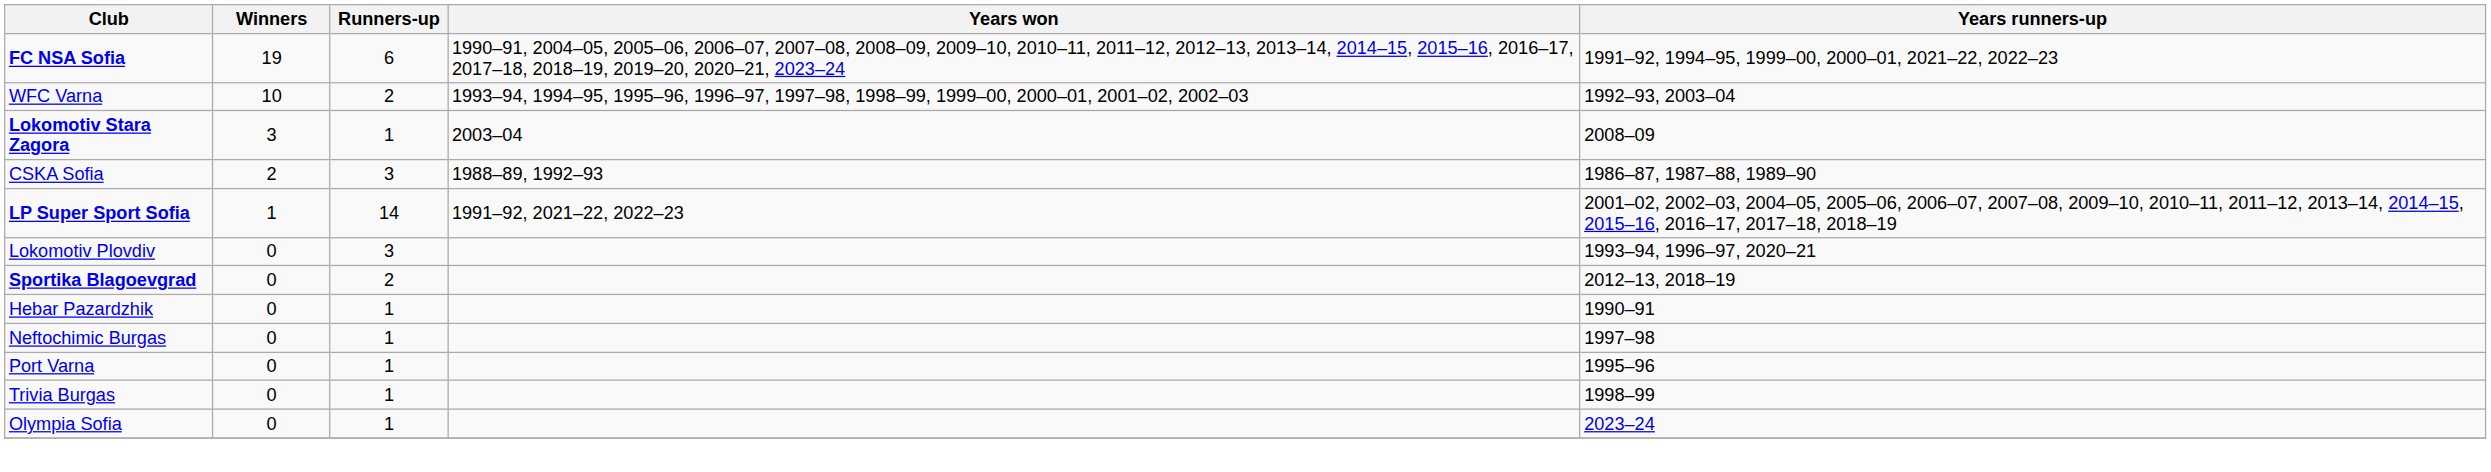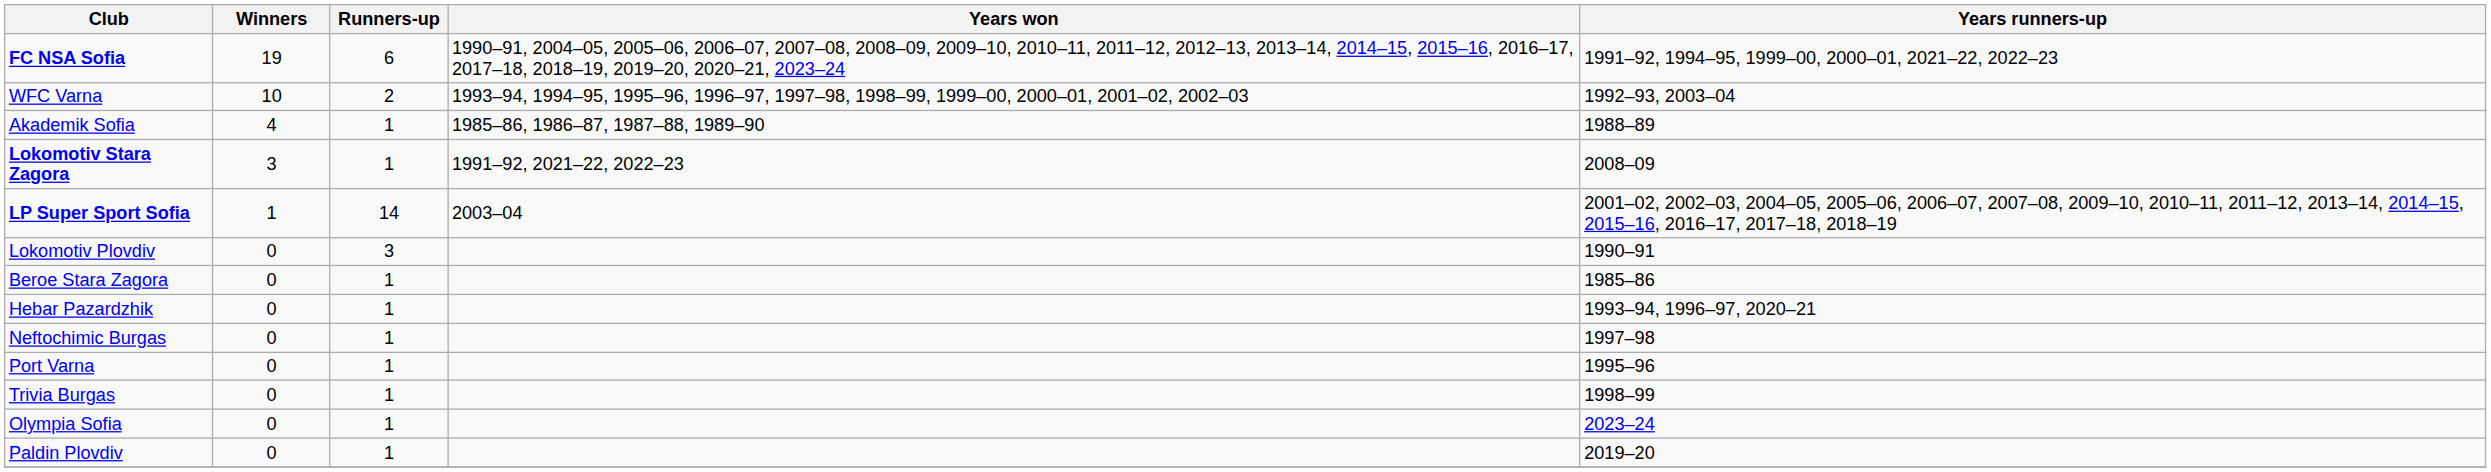+ row: (72, 126)
(487, 136) 2003–04 -> (568, 164) 1991–92, 2021–22, 2022–23
- row: (56, 174)
(568, 213) 1991–92, 2021–22, 2022–23 -> (487, 213) 2003–04
(1700, 252) 1993–94, 1996–97, 2020–21 -> (1619, 252) 1990–91
- row: (103, 280)
+ row: (89, 280)
(1619, 309) 1990–91 -> (1700, 309) 1993–94, 1996–97, 2020–21
+ row: (66, 452)
